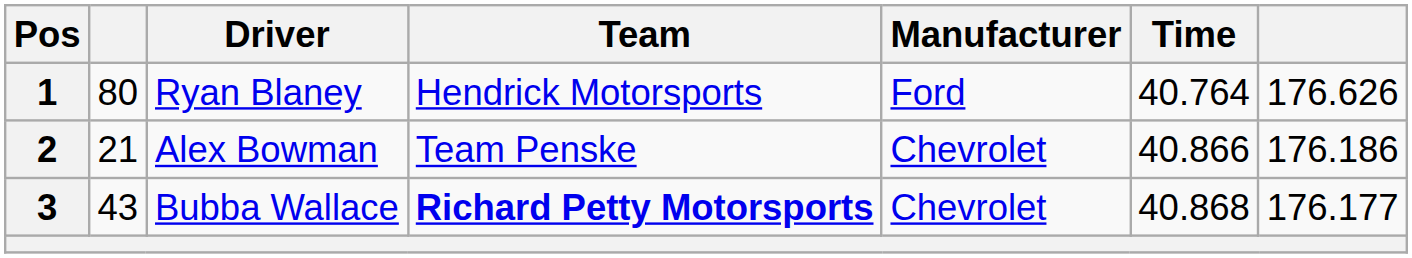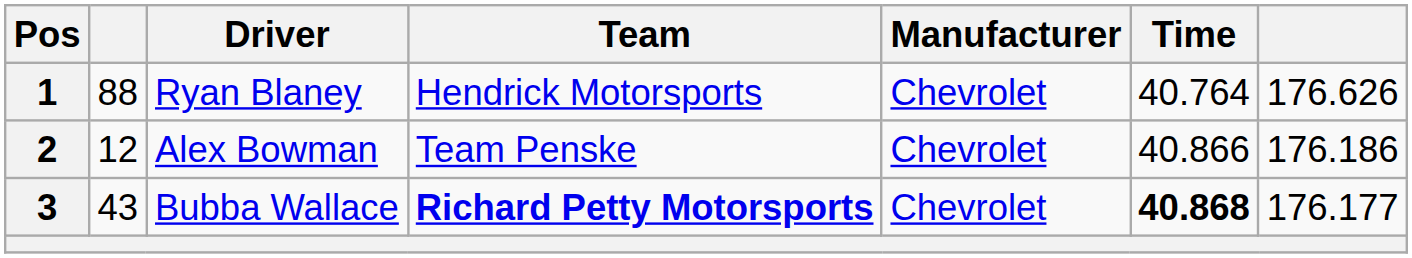(118, 92) 80 -> (118, 92) 88
(928, 92) Ford -> (968, 92) Chevrolet
(118, 150) 21 -> (118, 150) 12
(1194, 208) normal -> (1194, 208) bold
